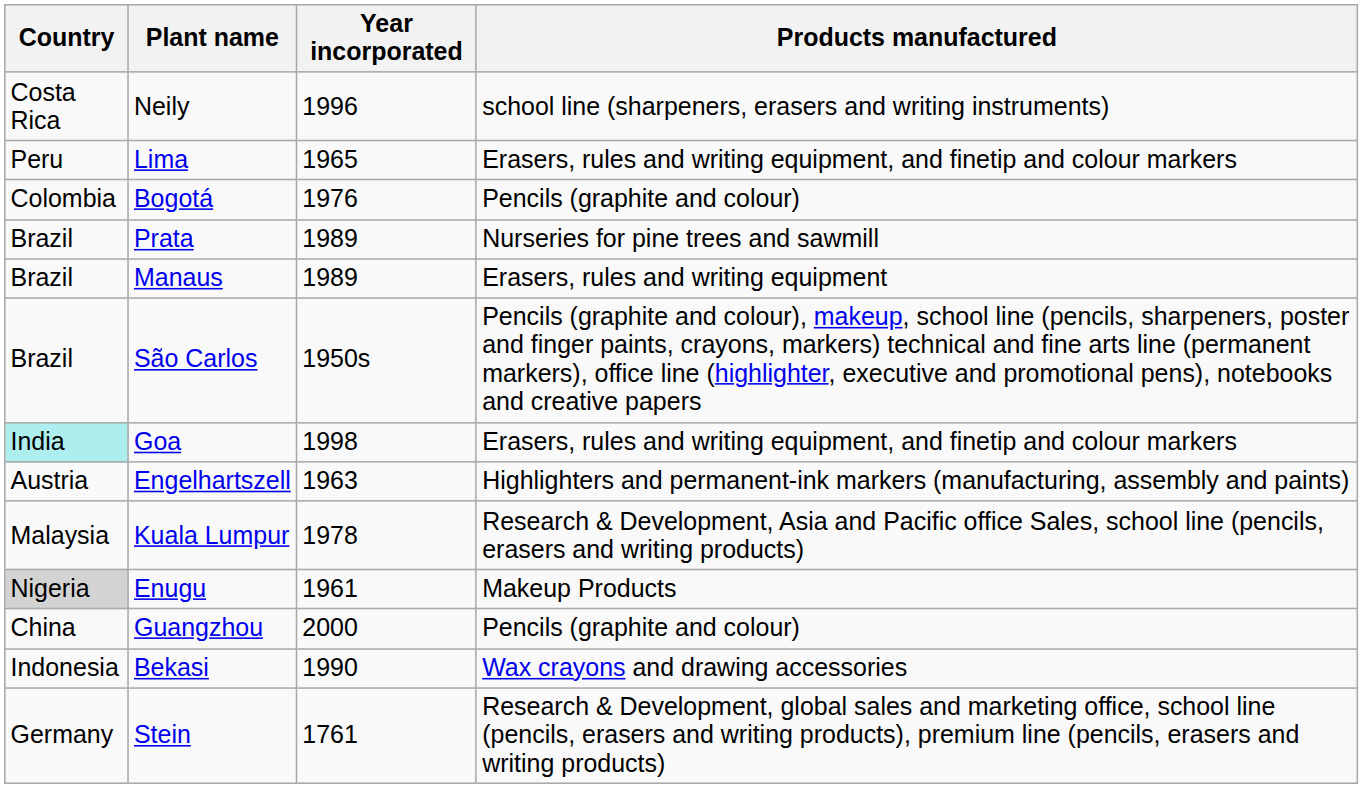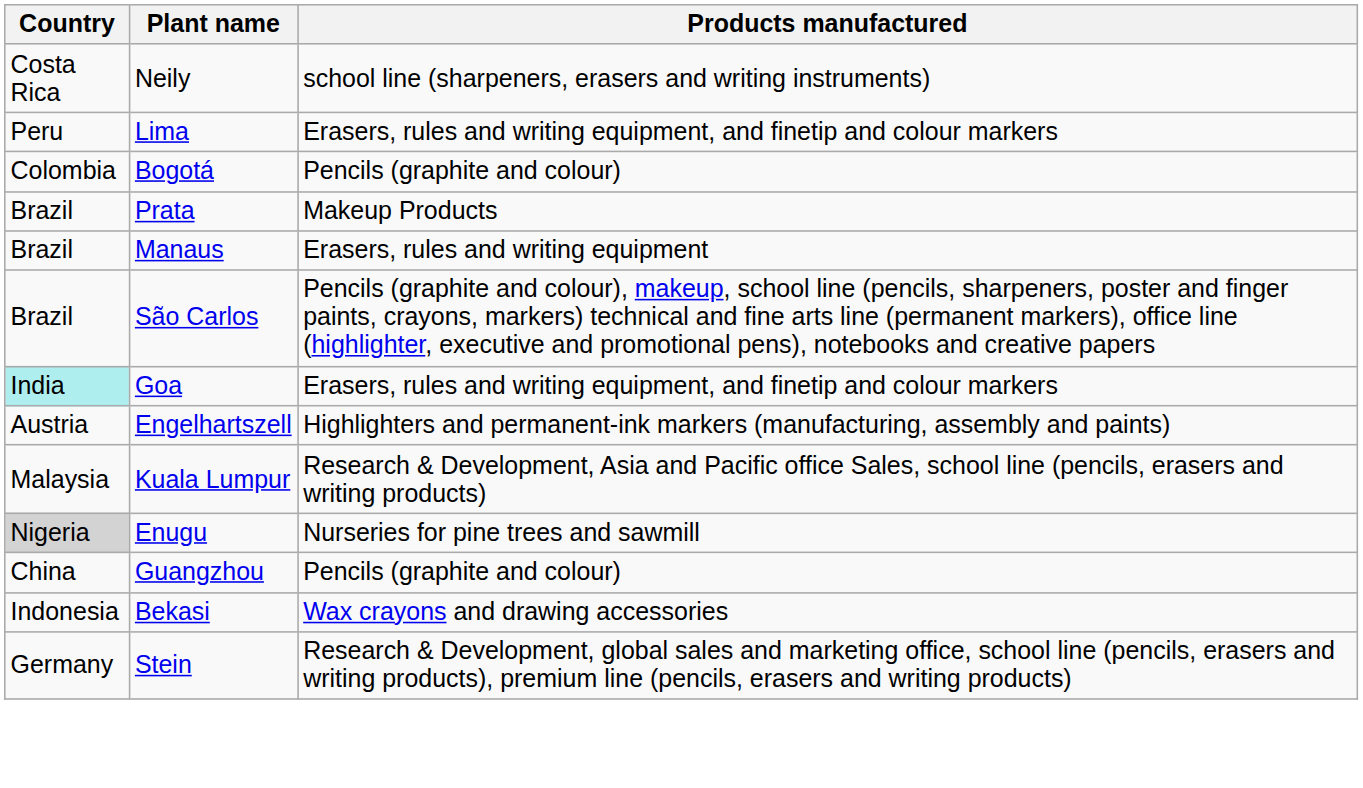- column: (386, 38)
(681, 238) Nurseries for pine trees and sawmill -> (400, 210) Makeup Products
(579, 588) Makeup Products -> (502, 532) Nurseries for pine trees and sawmill
